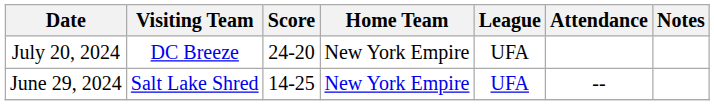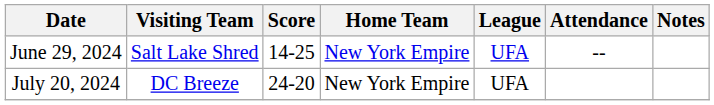rows swapped: (66, 83) <-> (66, 52)
